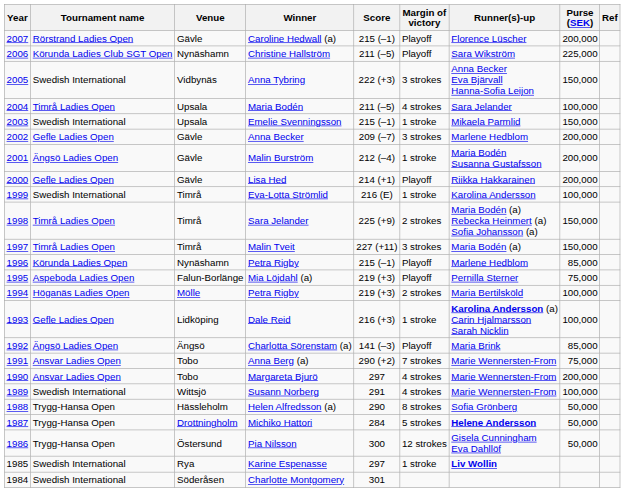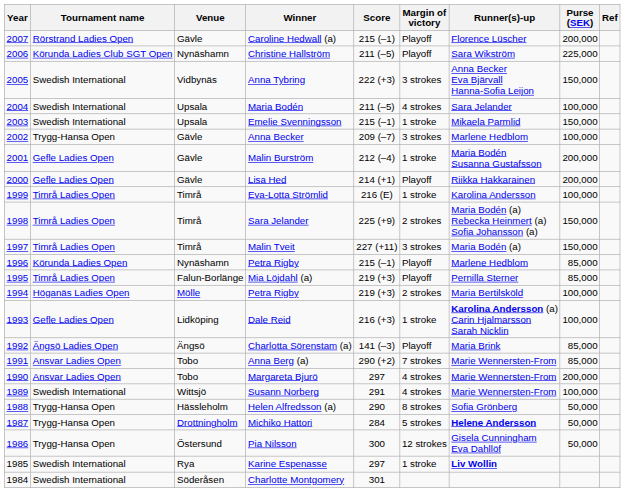(74, 106) Timrå Ladies Open -> (79, 106) Swedish International
(73, 137) Gefle Ladies Open -> (74, 137) Trygg-Hansa Open
(580, 137) 200,000 -> (580, 137) 100,000
(75, 158) Ängsö Ladies Open -> (73, 158) Gefle Ladies Open
(79, 194) Swedish International -> (74, 194) Timrå Ladies Open
(84, 278) Aspeboda Ladies Open -> (74, 278) Timrå Ladies Open
(583, 278) 75,000 -> (583, 278) 85,000
(583, 361) 75,000 -> (583, 361) 85,000
